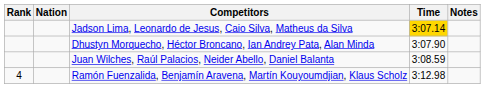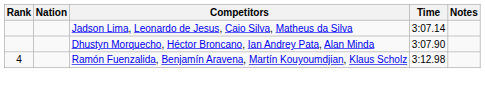(429, 28) gold background -> (429, 28) no background
- row: (203, 60)
